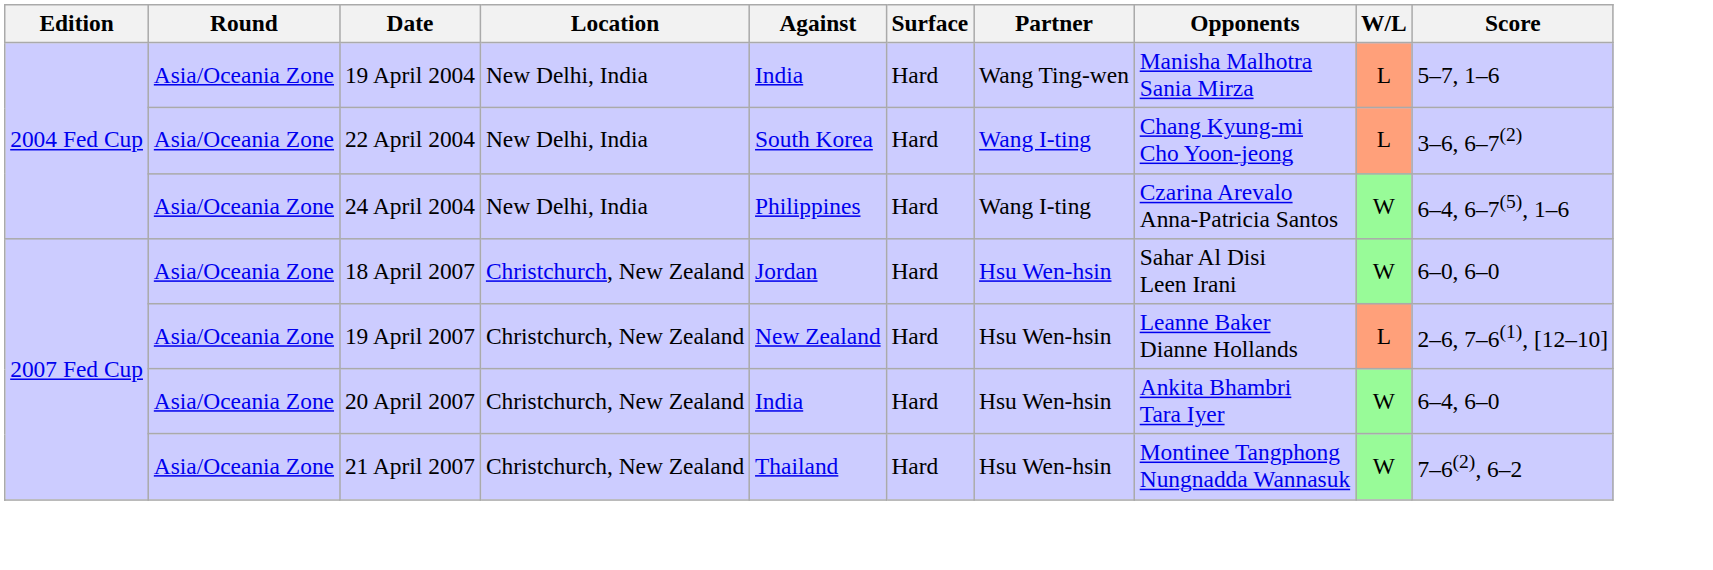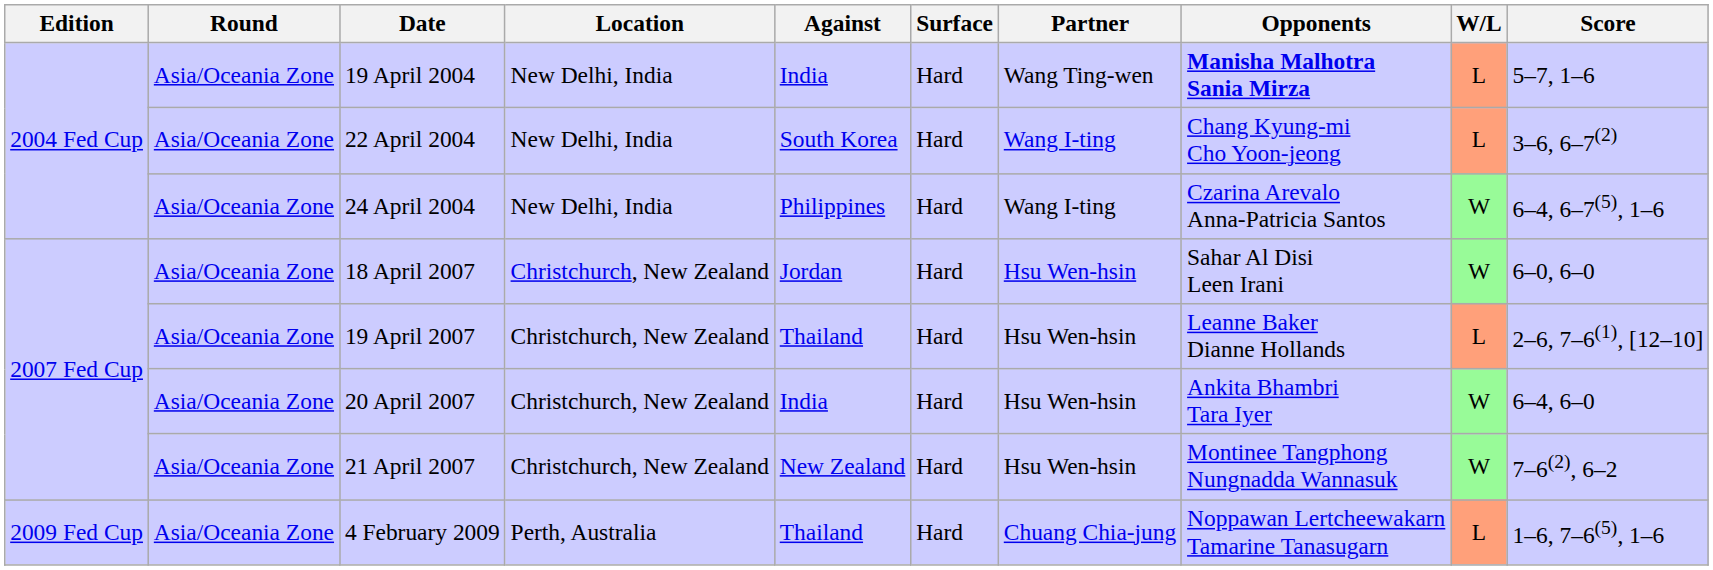(1226, 74) normal -> (1281, 74) bold
(818, 335) New Zealand -> (821, 335) Thailand
(797, 465) Thailand -> (843, 465) New Zealand
+ row: (422, 531)
